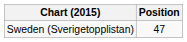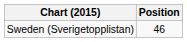(159, 29) 47 -> (159, 29) 46
